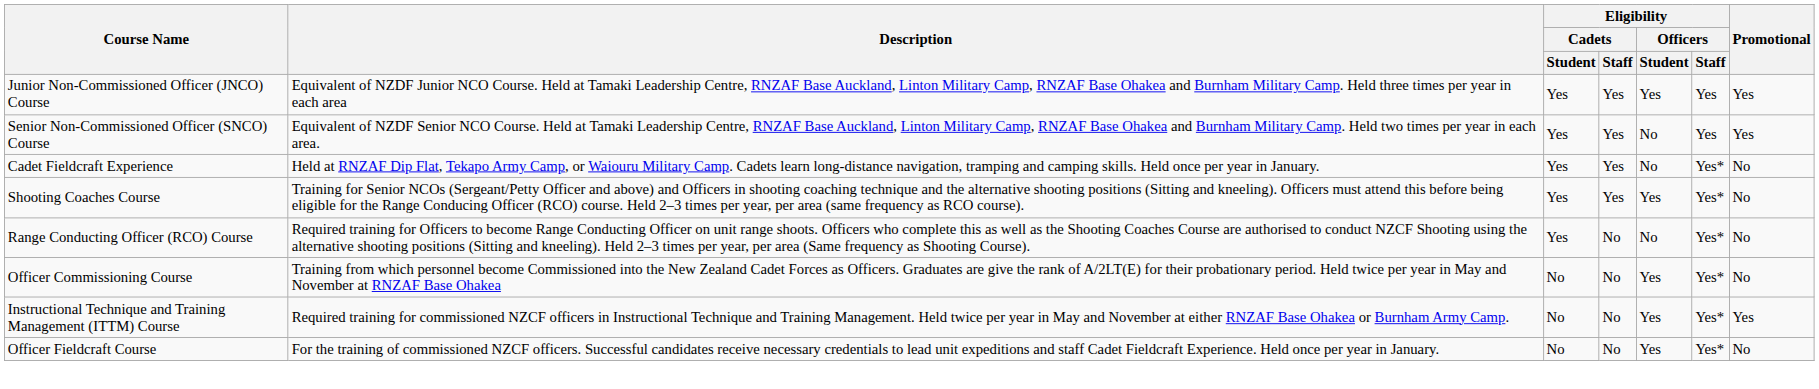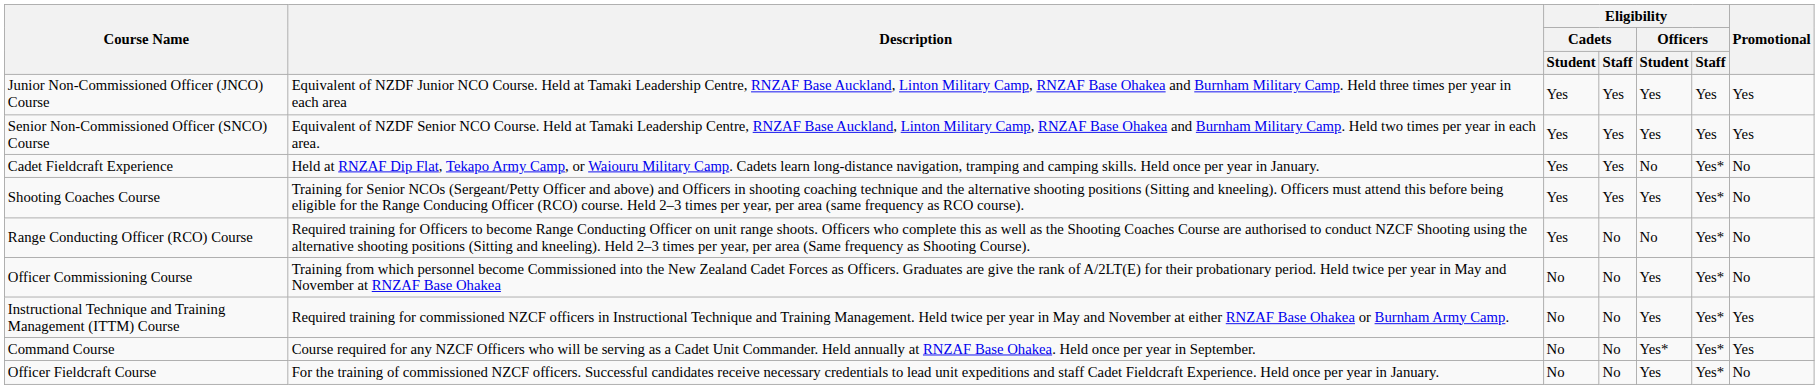(1649, 134) No -> (1650, 134) Yes
+ row: (61, 348)
